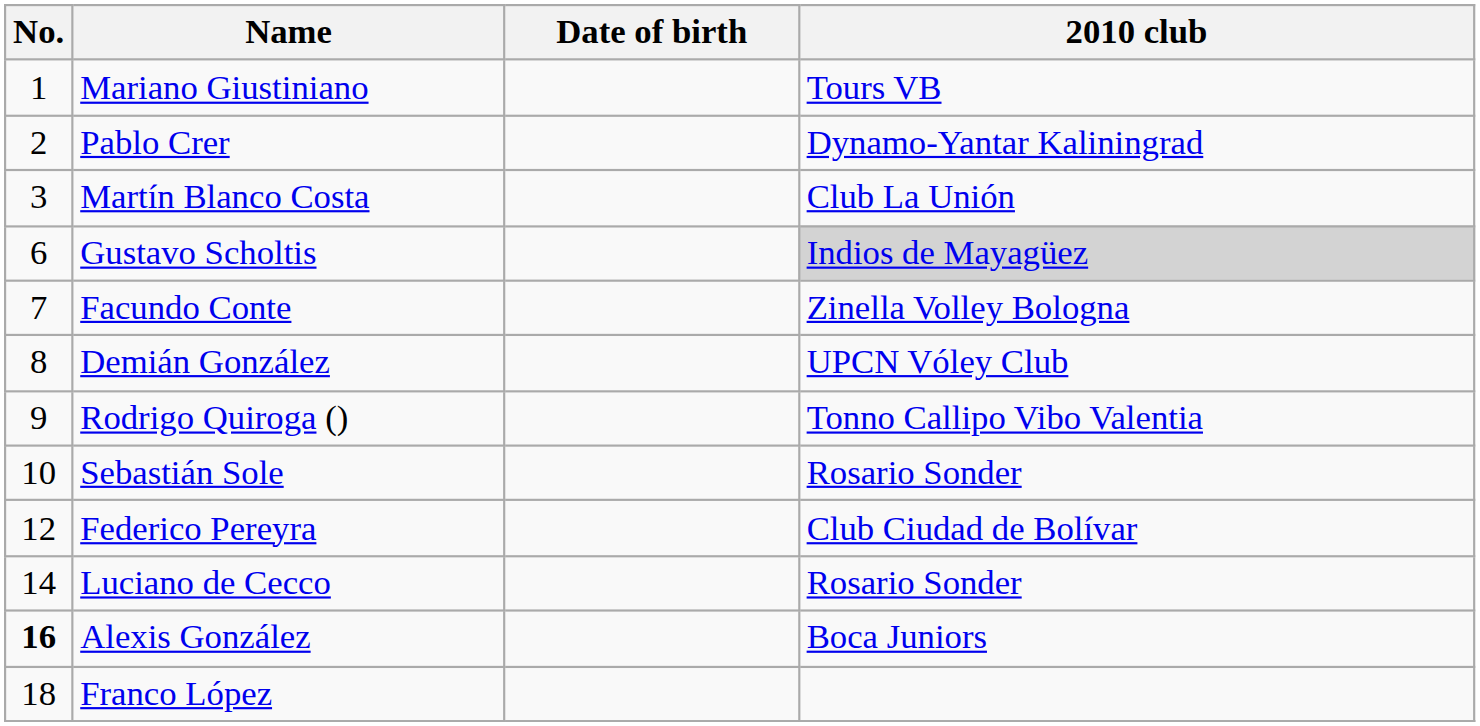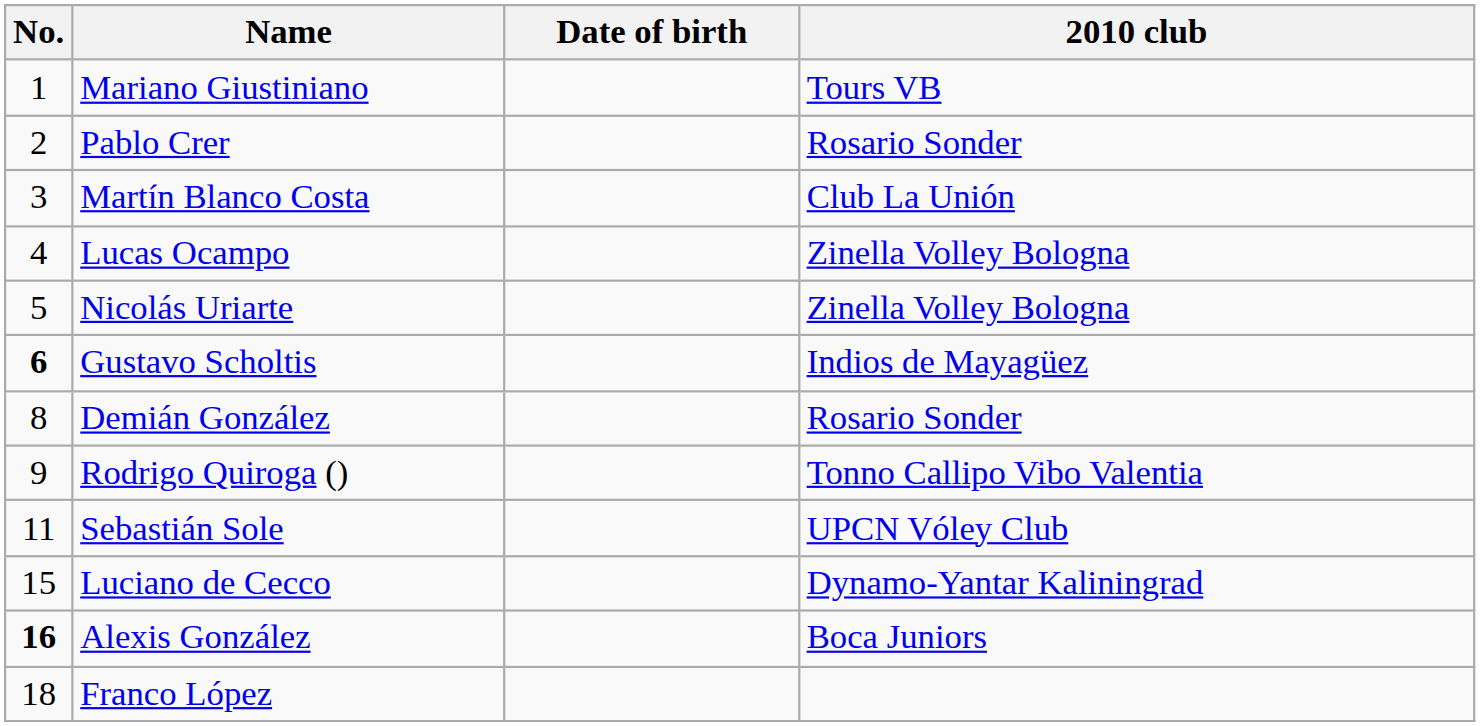(1005, 142) Dynamo-Yantar Kaliningrad -> (914, 142) Rosario Sonder
+ row: (185, 252)
+ row: (187, 307)
(39, 252) normal -> (39, 362) bold
(947, 252) lightgrey background -> (947, 362) no background
- row: (186, 307)
(937, 362) UPCN Vóley Club -> (914, 417) Rosario Sonder
(39, 472) 10 -> (39, 527) 11
(914, 472) Rosario Sonder -> (937, 527) UPCN Vóley Club
- row: (198, 527)
(39, 582) 14 -> (39, 582) 15
(914, 582) Rosario Sonder -> (1005, 582) Dynamo-Yantar Kaliningrad
